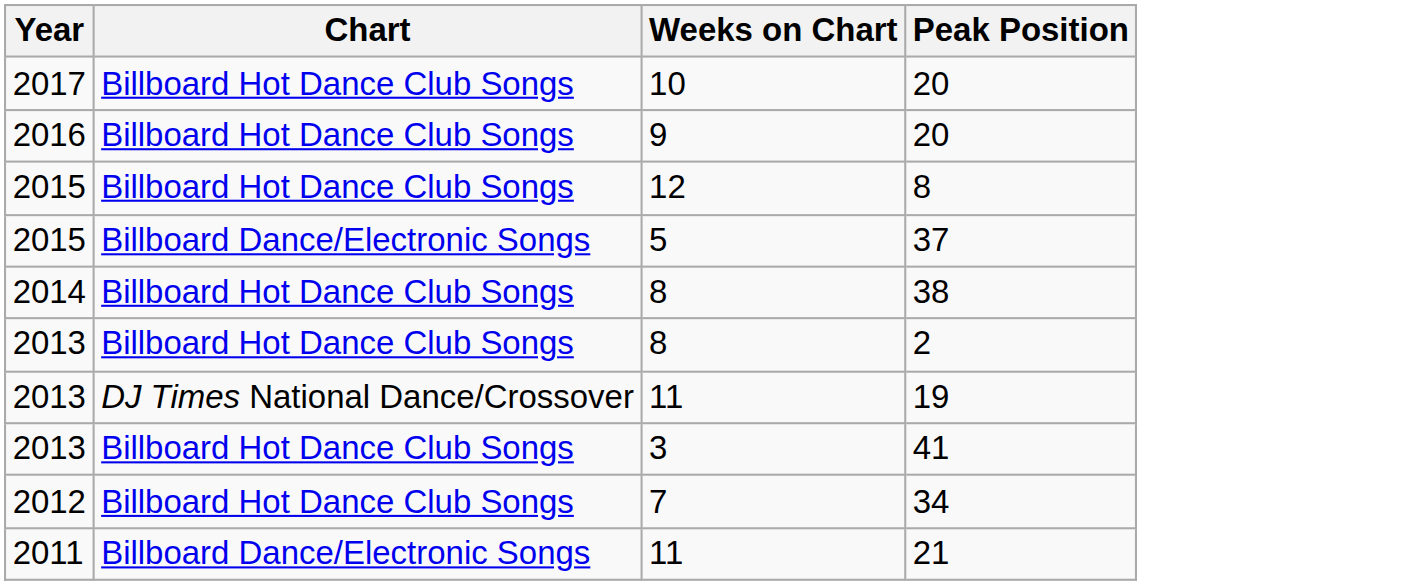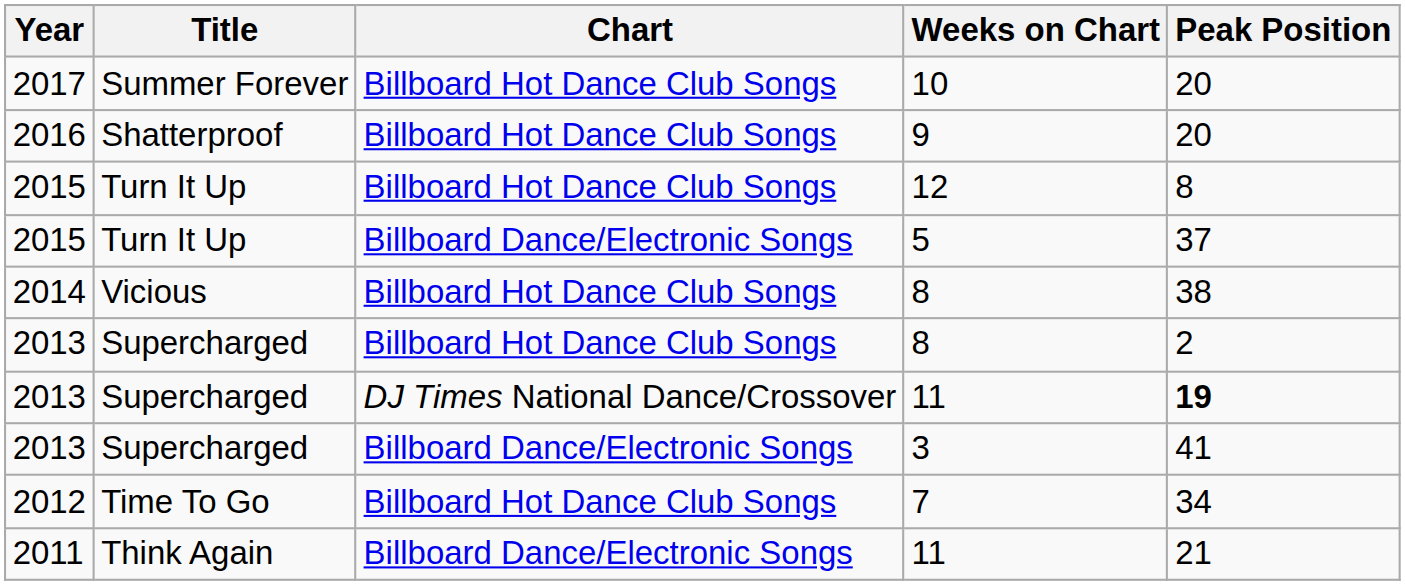+ column: (225, 30)
(931, 396) normal -> (1194, 396) bold
(337, 448) Billboard Hot Dance Club Songs -> (608, 448) Billboard Dance/Electronic Songs
